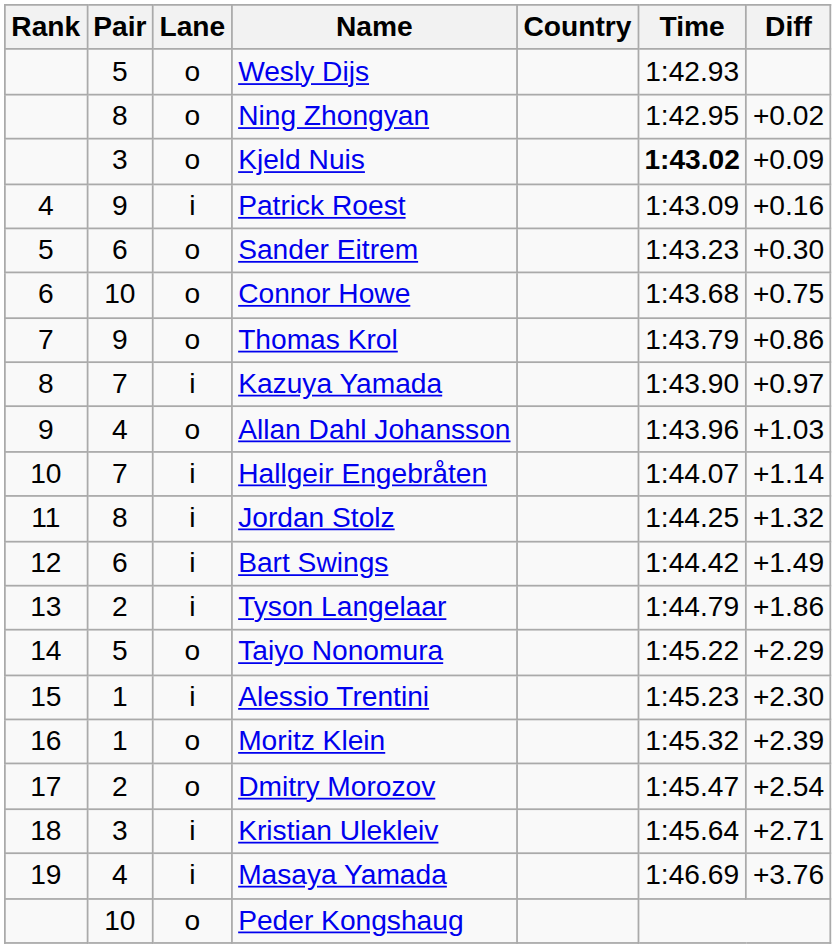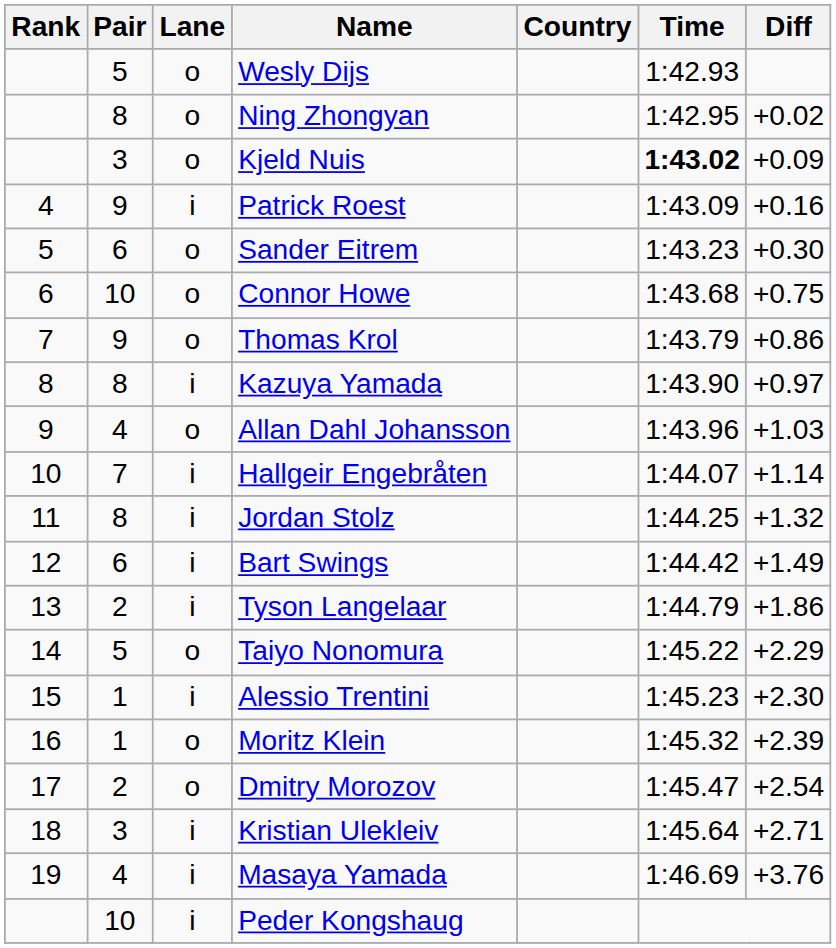(120, 384) 7 -> (120, 384) 8
(192, 920) o -> (192, 920) i
